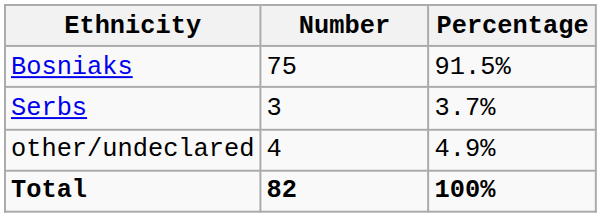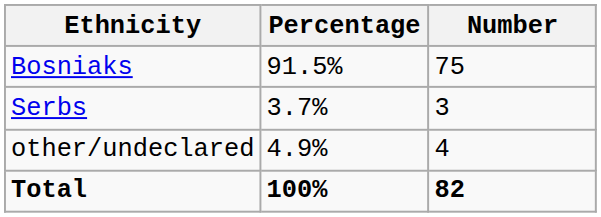columns swapped: (344, 26) <-> (513, 26)
